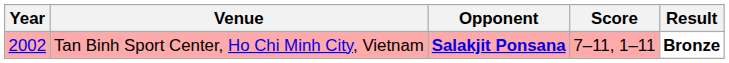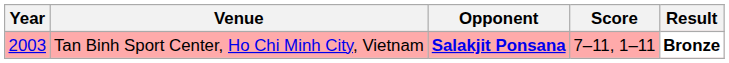(27, 45) 2002 -> (27, 45) 2003
